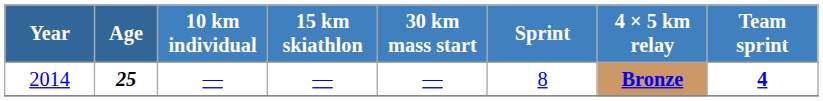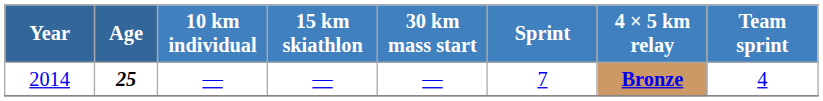(542, 79) 8 -> (542, 79) 7
(762, 79) bold -> (762, 79) normal
